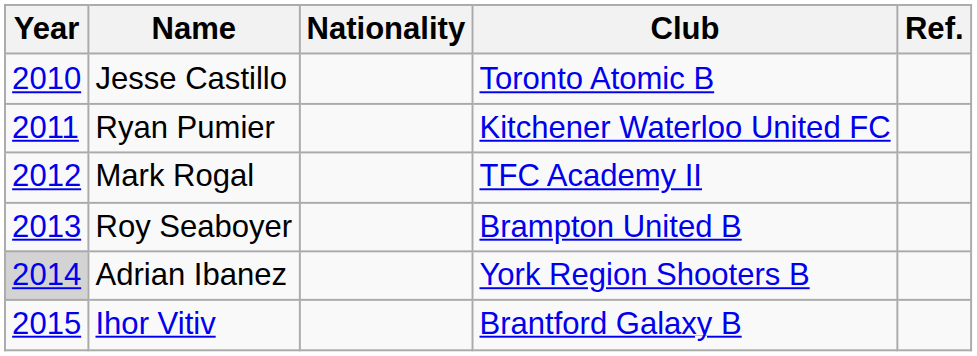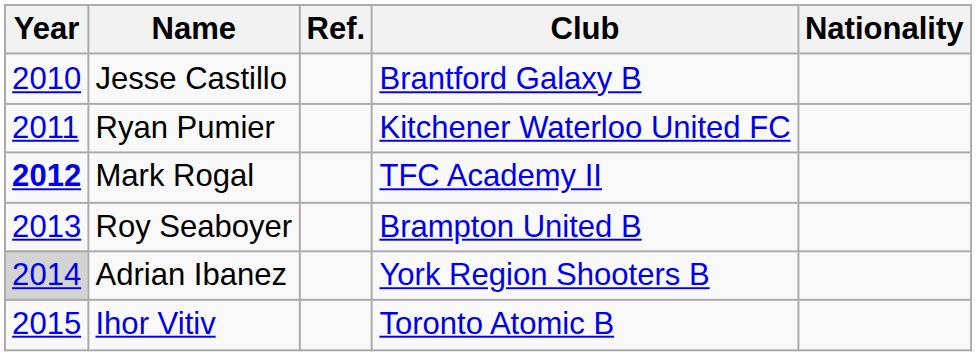columns swapped: (386, 29) <-> (934, 29)
(597, 78) Toronto Atomic B -> (511, 78) Brantford Galaxy B
(47, 176) normal -> (47, 176) bold
(611, 324) Brantford Galaxy B -> (497, 324) Toronto Atomic B
